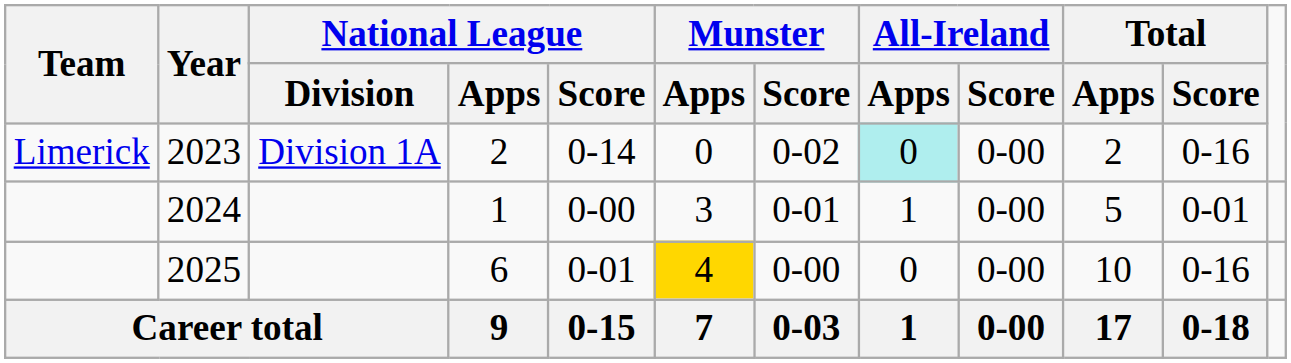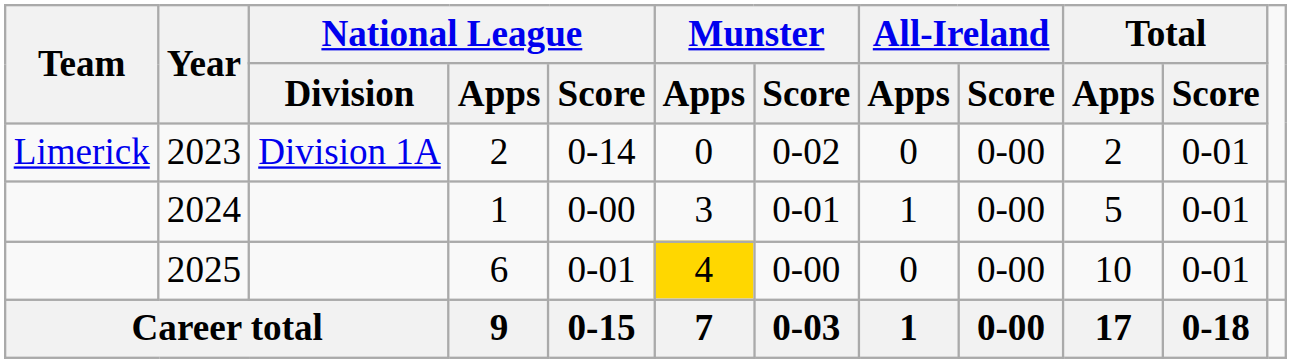(909, 151) paleturquoise background -> (909, 151) no background
(1216, 151) 0-16 -> (1216, 151) 0-01
(1216, 269) 0-16 -> (1216, 269) 0-01
